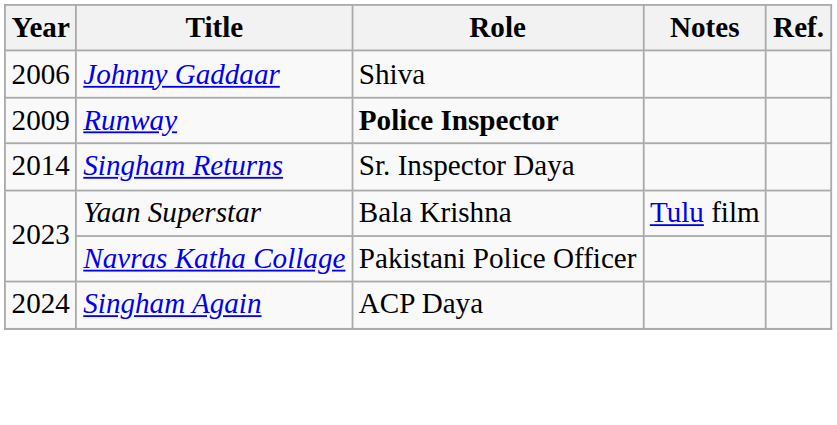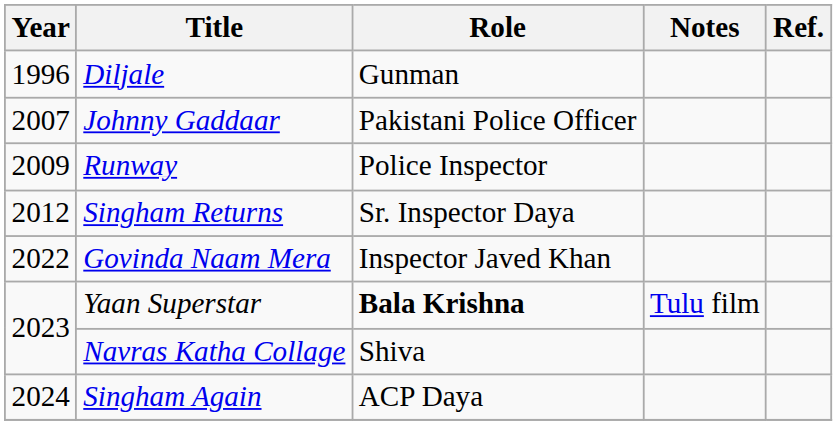+ row: (124, 73)
(41, 73) 2006 -> (41, 119) 2007
(392, 73) Shiva -> (498, 119) Pakistani Police Officer
(459, 119) bold -> (453, 166) normal
(41, 166) 2014 -> (41, 212) 2012
+ row: (207, 258)
(435, 212) normal -> (442, 304) bold
(498, 258) Pakistani Police Officer -> (392, 350) Shiva
